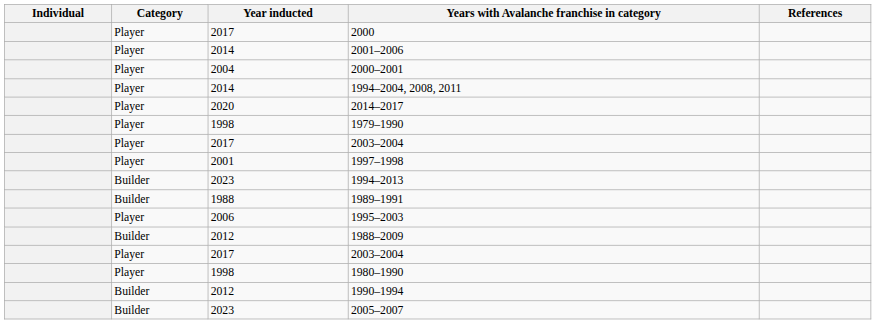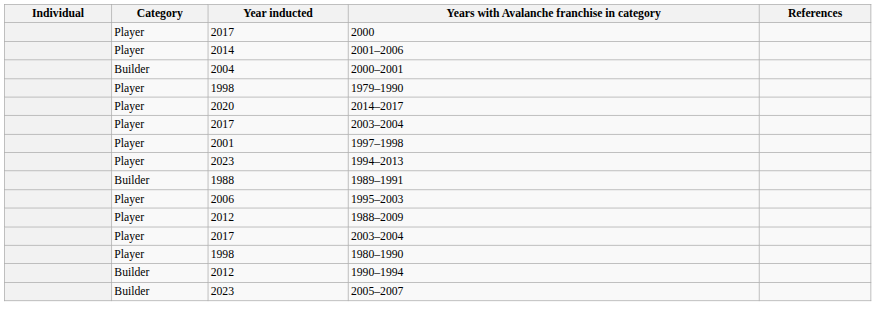(129, 69) Player -> (132, 69) Builder
- row: (222, 87)
rows swapped: (222, 124) <-> (222, 106)
(132, 180) Builder -> (129, 161) Player
(132, 236) Builder -> (129, 217) Player
